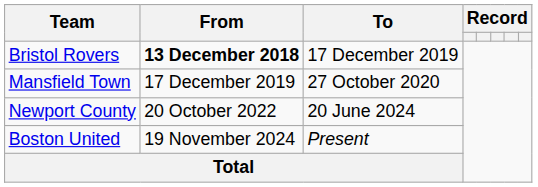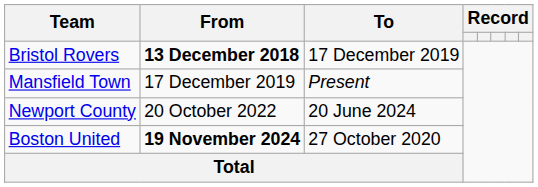(374, 83) 27 October 2020 -> (339, 83) Present
(220, 139) normal -> (222, 139) bold
(338, 139) Present -> (375, 139) 27 October 2020
